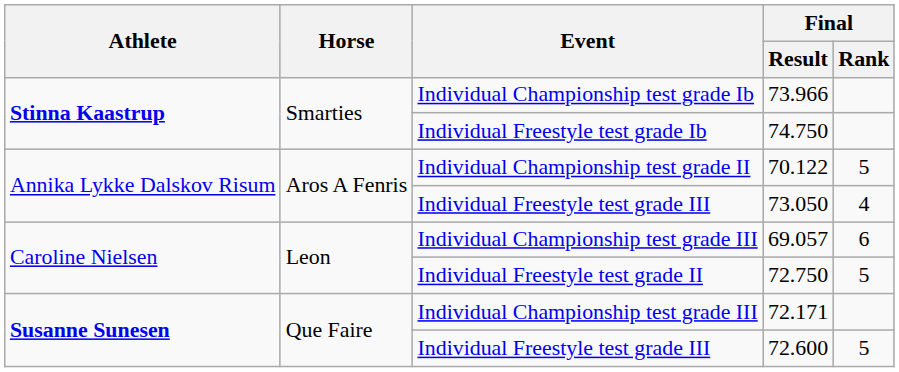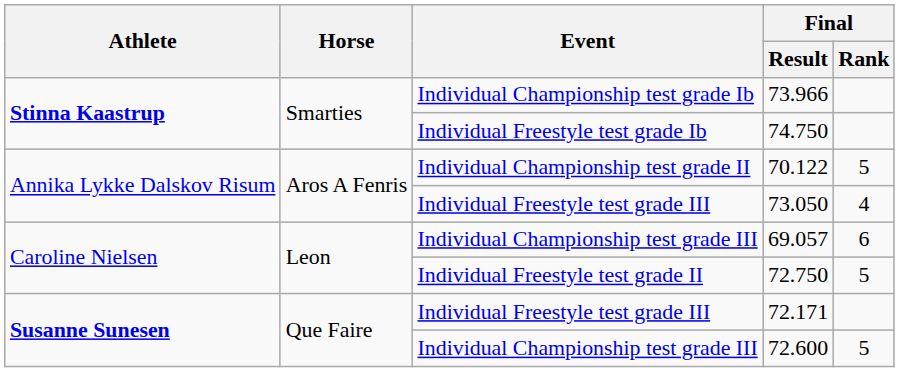(588, 311) Individual Championship test grade III -> (564, 311) Individual Freestyle test grade III
(564, 347) Individual Freestyle test grade III -> (588, 347) Individual Championship test grade III
